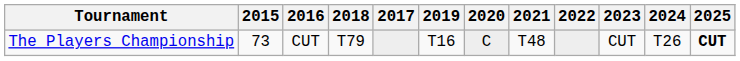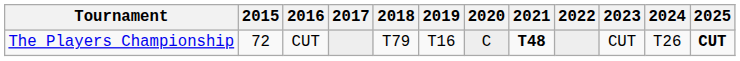columns swapped: (396, 18) <-> (351, 18)
(261, 43) 73 -> (261, 43) 72
(532, 43) normal -> (532, 43) bold
